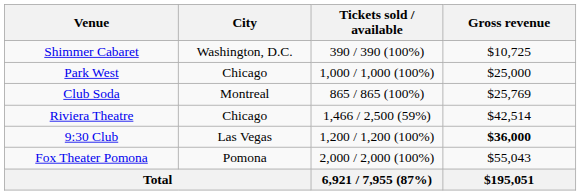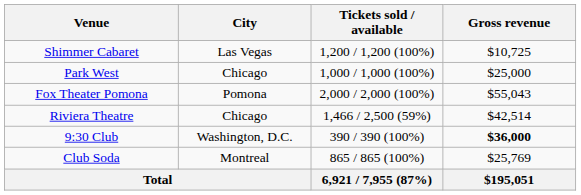(245, 51) Washington, D.C. -> (245, 51) Las Vegas
(377, 51) 390 / 390 (100%) -> (377, 51) 1,200 / 1,200 (100%)
rows swapped: (92, 158) <-> (92, 94)
(245, 136) Las Vegas -> (245, 136) Washington, D.C.
(377, 136) 1,200 / 1,200 (100%) -> (377, 136) 390 / 390 (100%)
